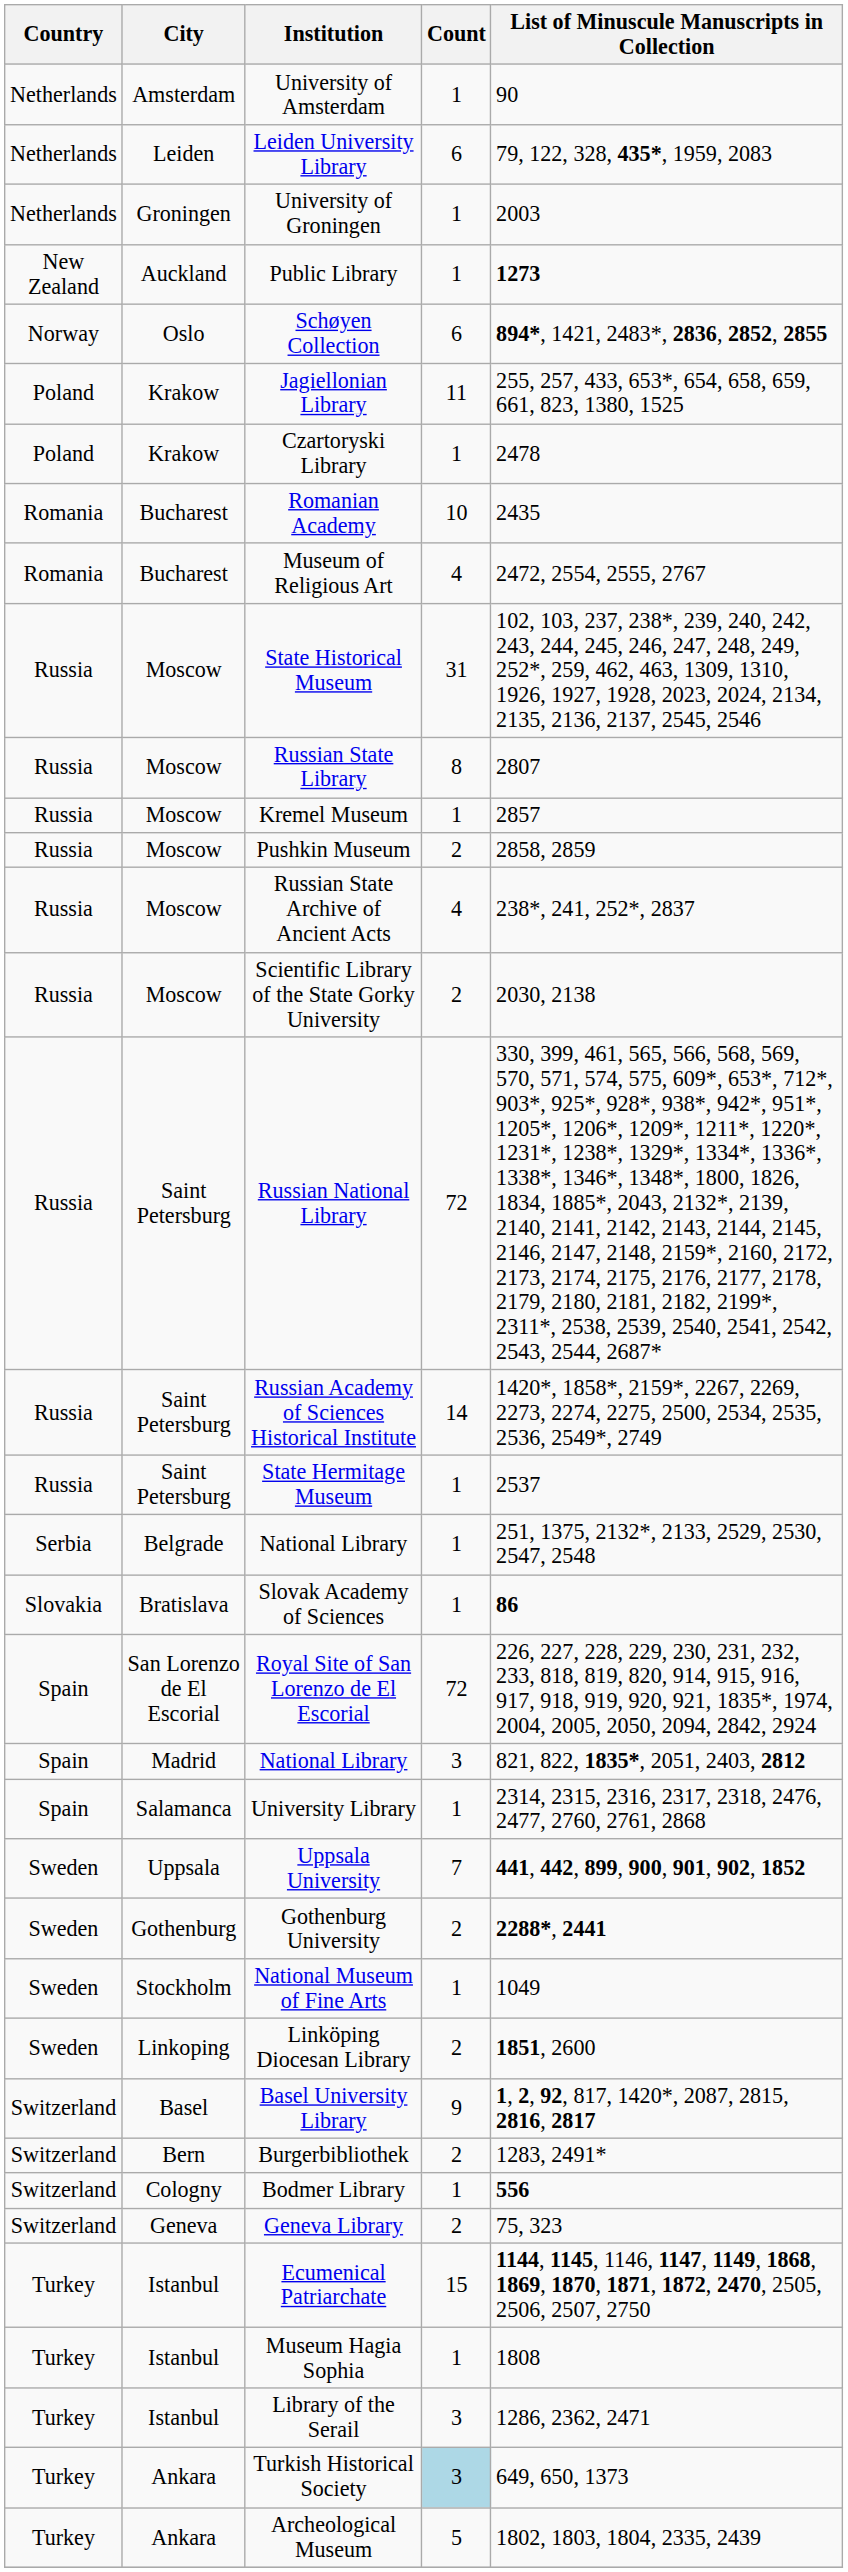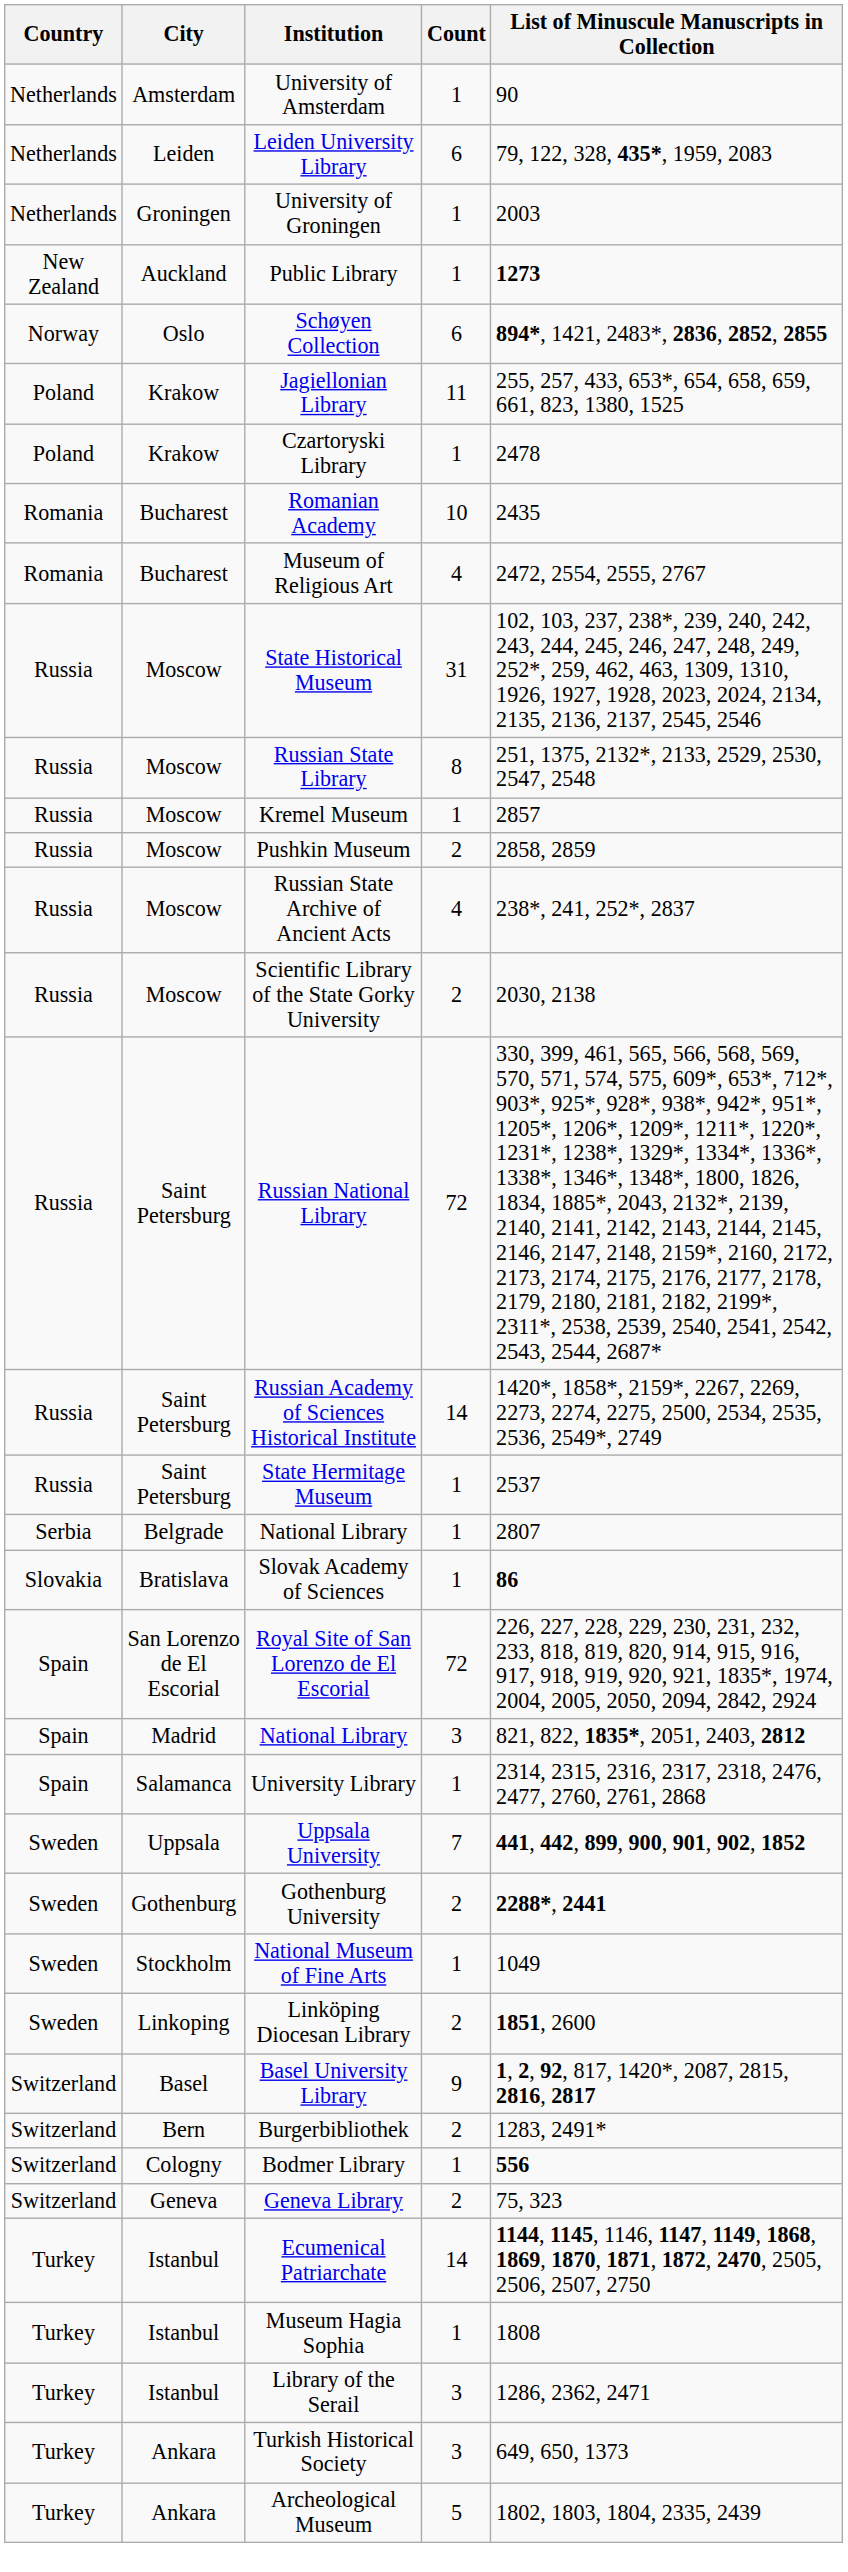(518, 767) 2807 -> (659, 767) 251, 1375, 2132*, 2133, 2529, 2530, 2547, 2548
(659, 1544) 251, 1375, 2132*, 2133, 2529, 2530, 2547, 2548 -> (518, 1531) 2807
(456, 2285) 15 -> (456, 2260) 14
(456, 2477) lightblue background -> (456, 2452) no background
